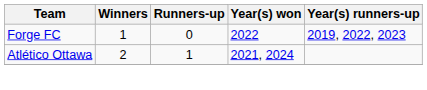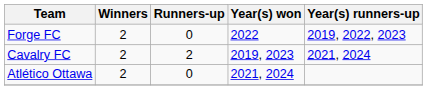(123, 34) 1 -> (123, 34) 2
+ row: (39, 54)
(189, 54) 1 -> (189, 74) 0
